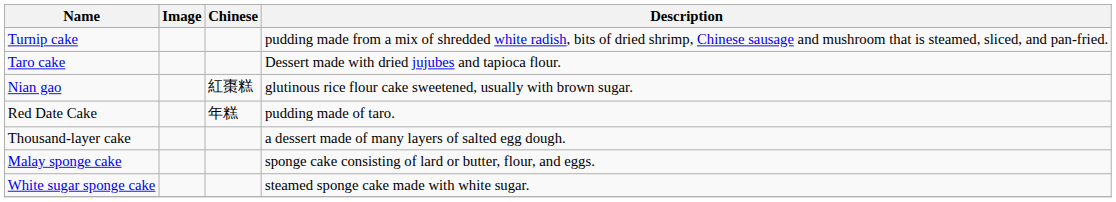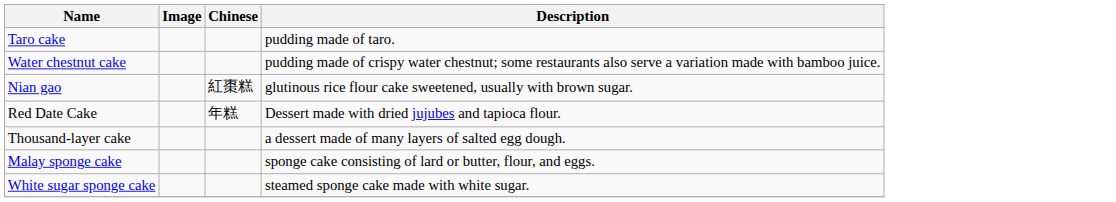- row: (43, 39)
(413, 62) Dessert made with dried jujubes and tapioca flour. -> (330, 39) pudding made of taro.
+ row: (67, 62)
(330, 113) pudding made of taro. -> (413, 113) Dessert made with dried jujubes and tapioca flour.
